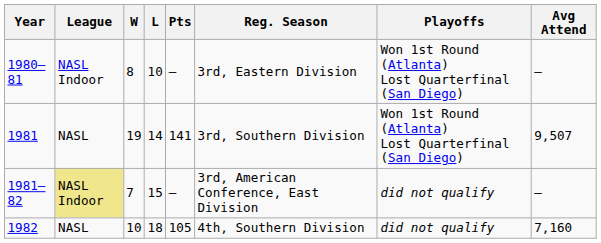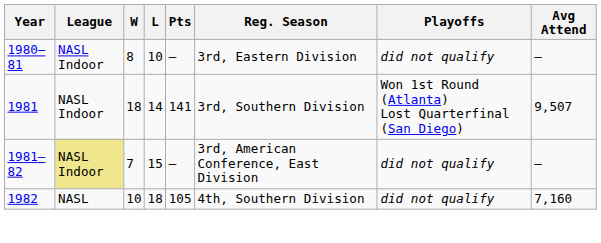(445, 72) Won 1st Round (Atlanta) Lost Quarterfinal (San Diego) -> (437, 57) did not qualify
(73, 136) NASL -> (81, 107) NASL Indoor
(134, 136) 19 -> (134, 107) 18
